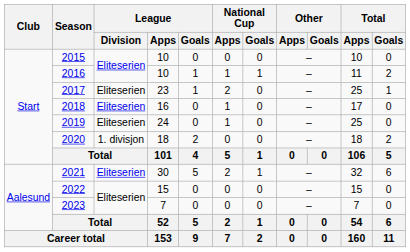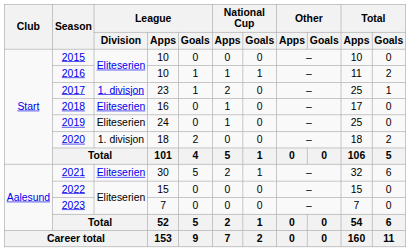(121, 90) Eliteserien -> (121, 90) 1. divisjon
